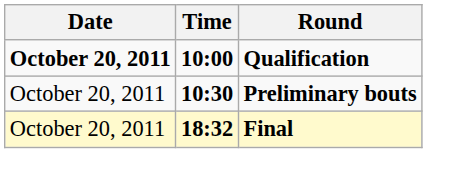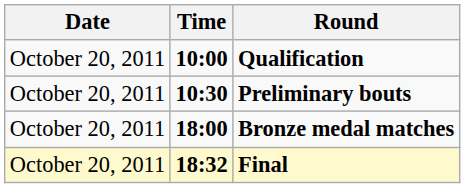(90, 57) bold -> (88, 57) normal
+ row: (346, 128)
